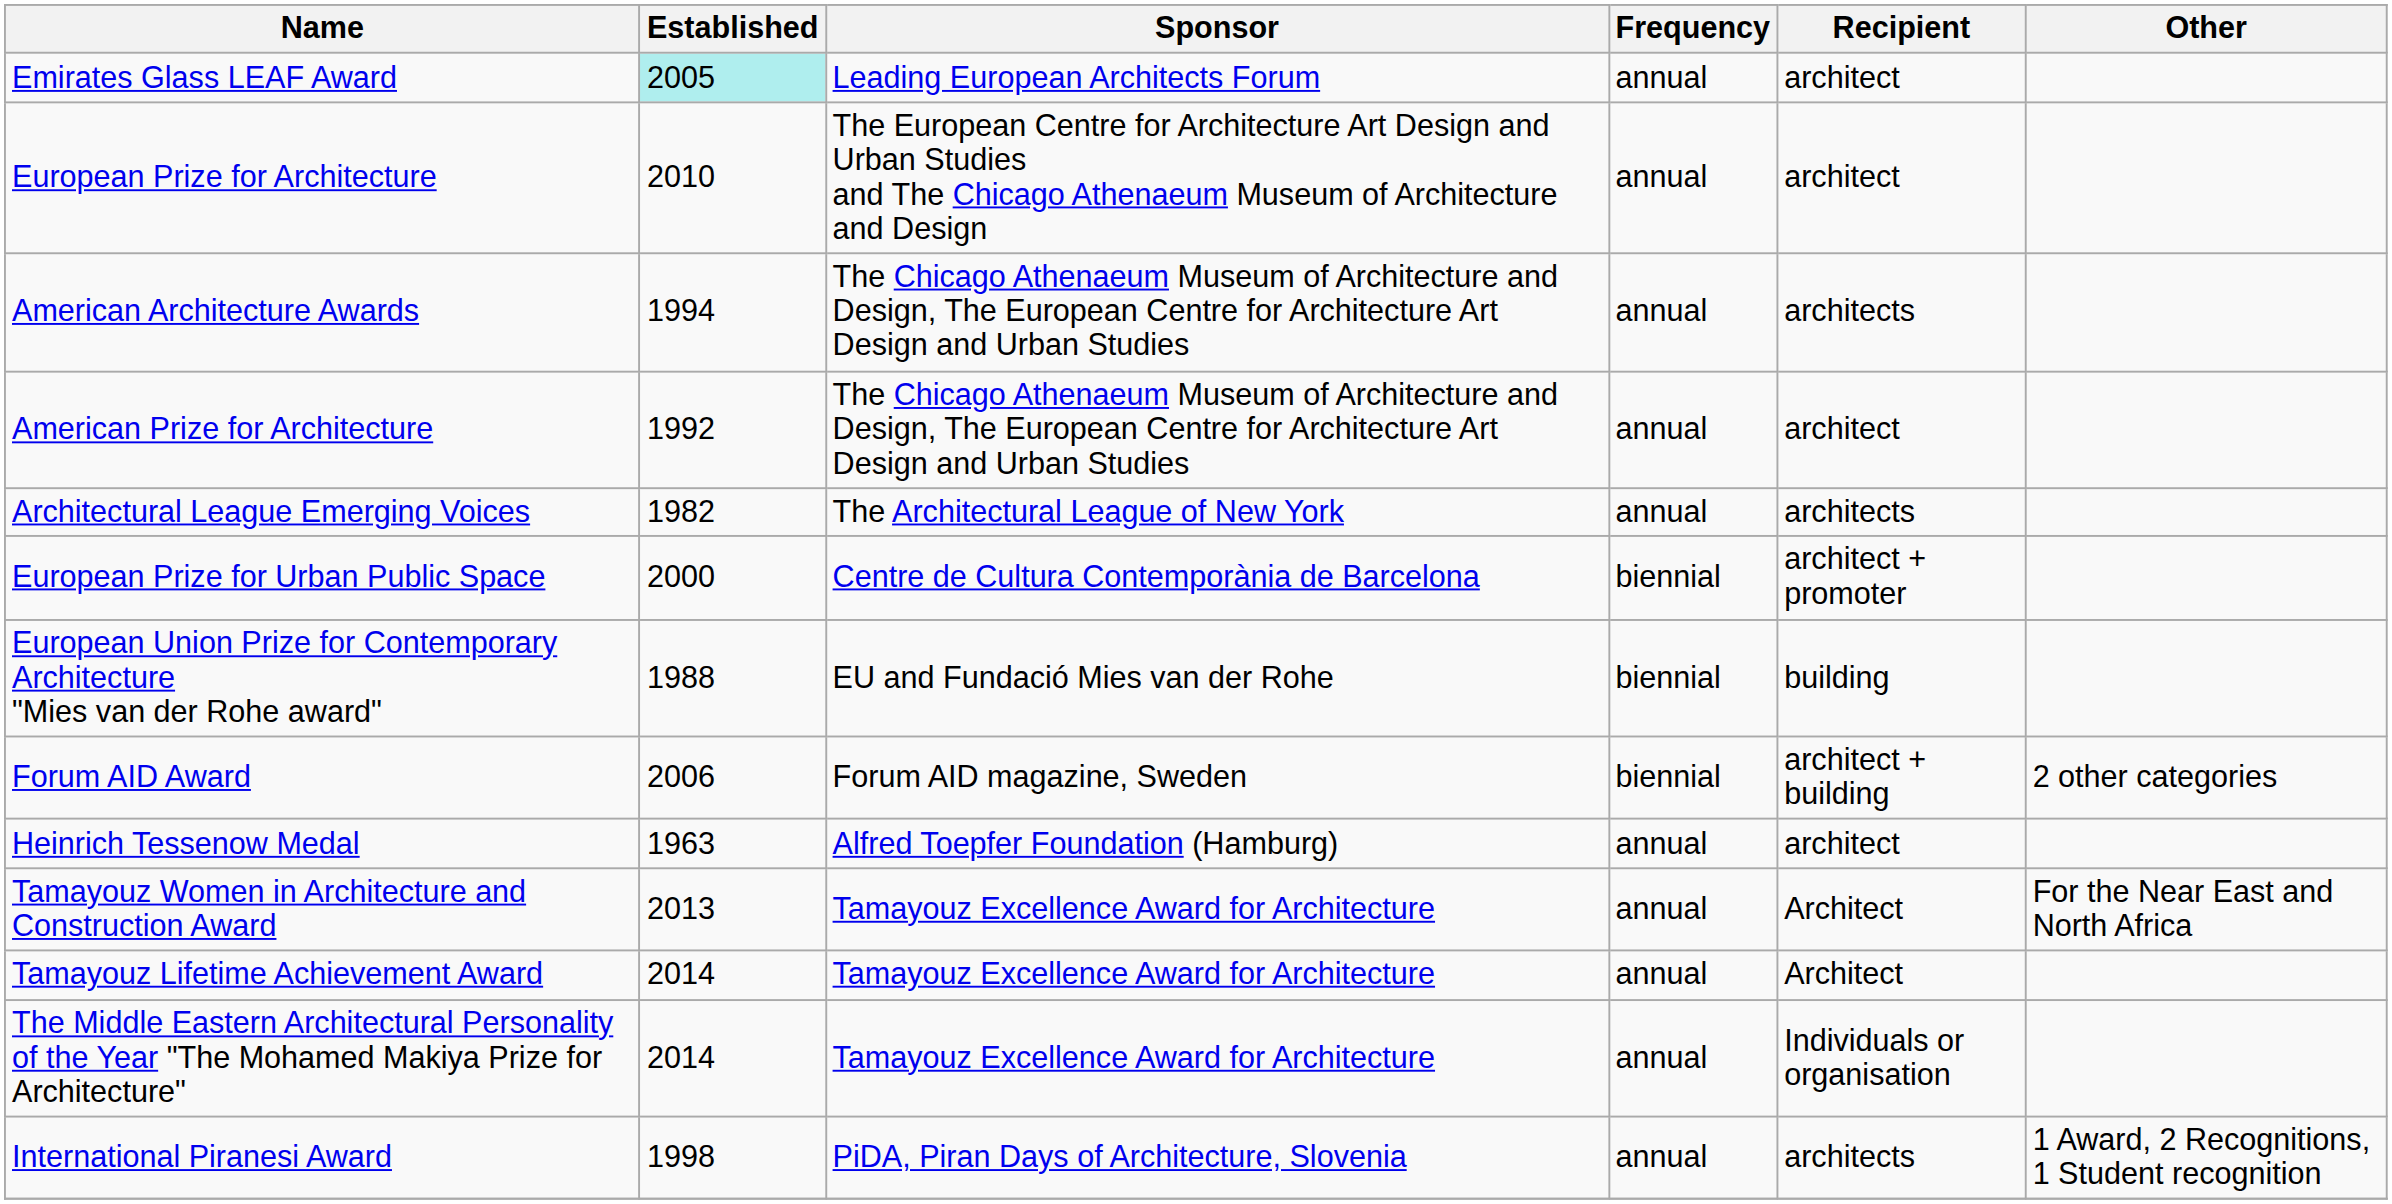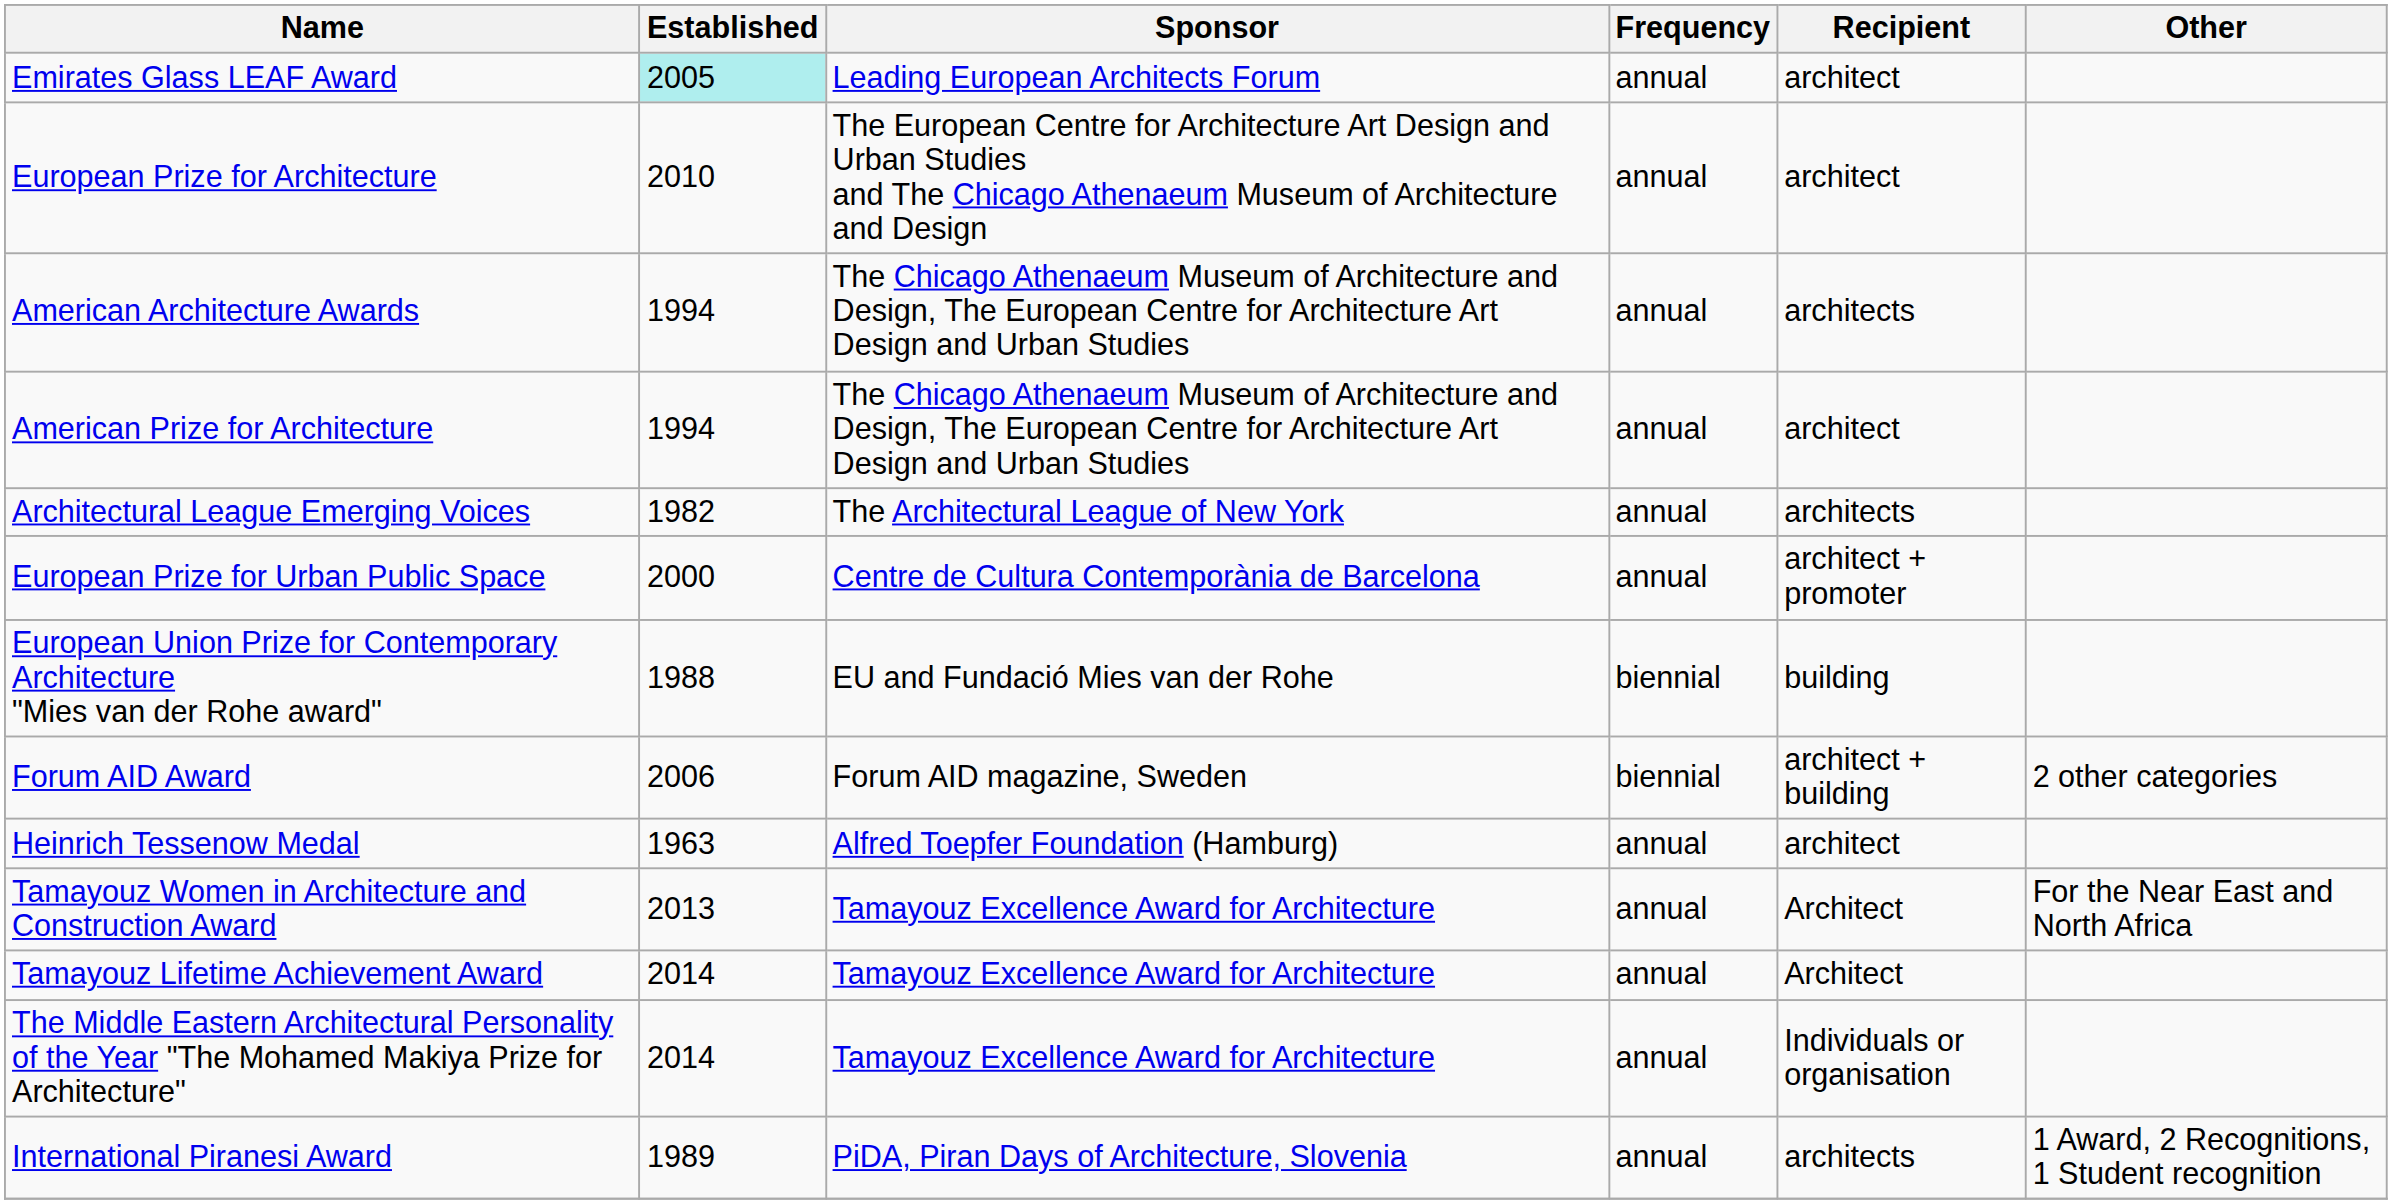(681, 428) 1992 -> (681, 428) 1994
(1668, 577) biennial -> (1661, 577) annual
(681, 1157) 1998 -> (681, 1157) 1989
